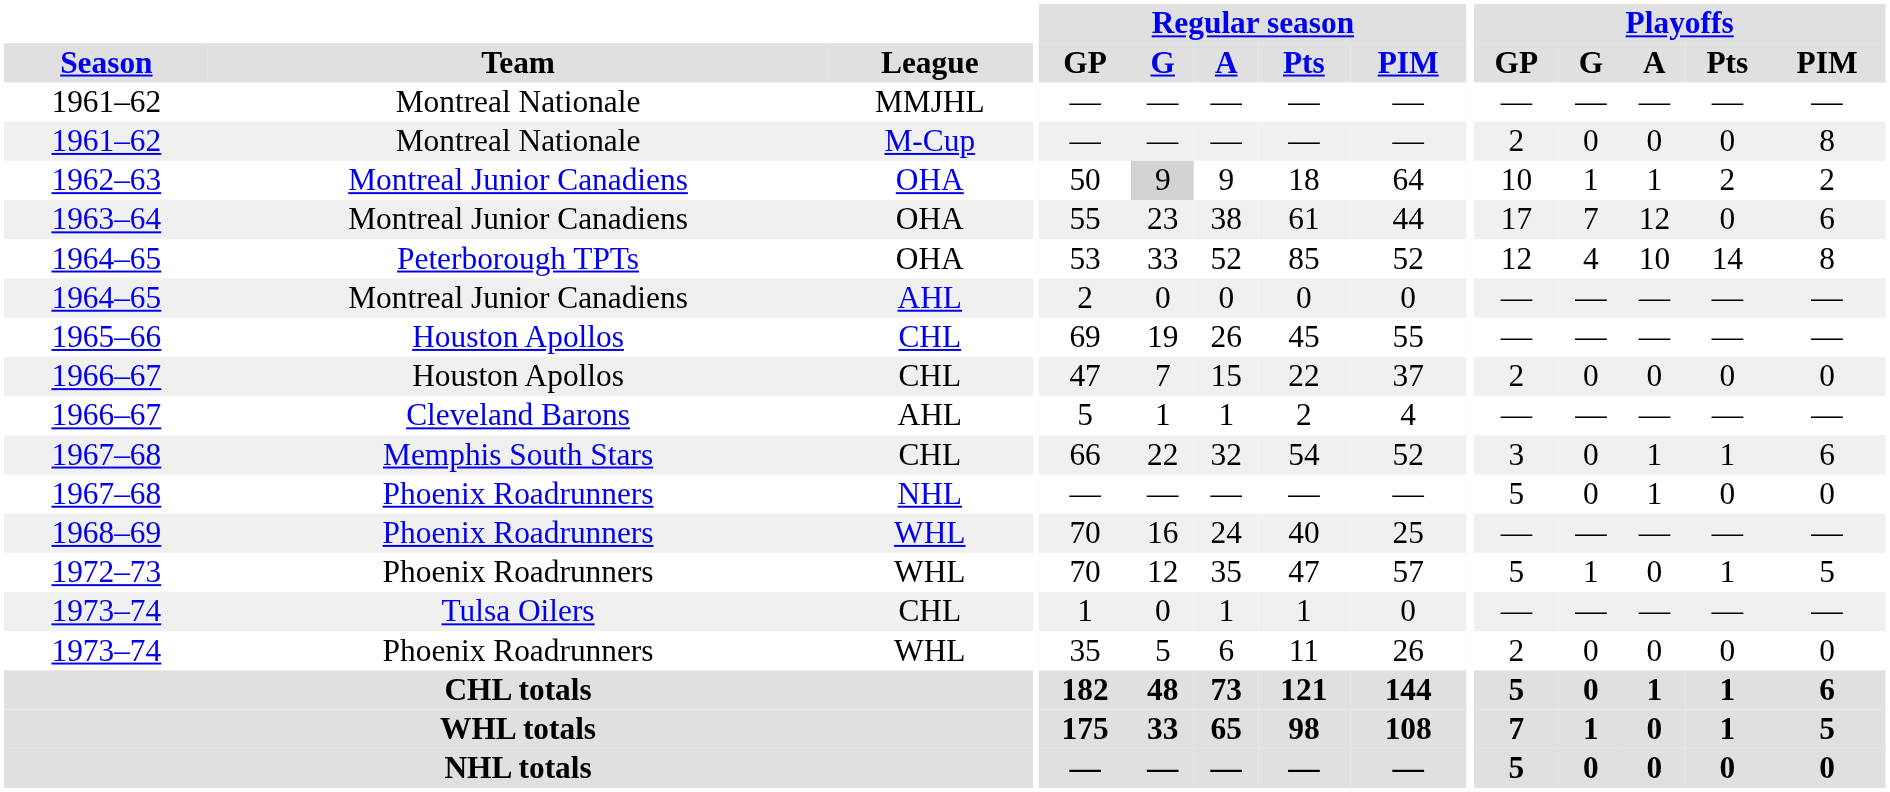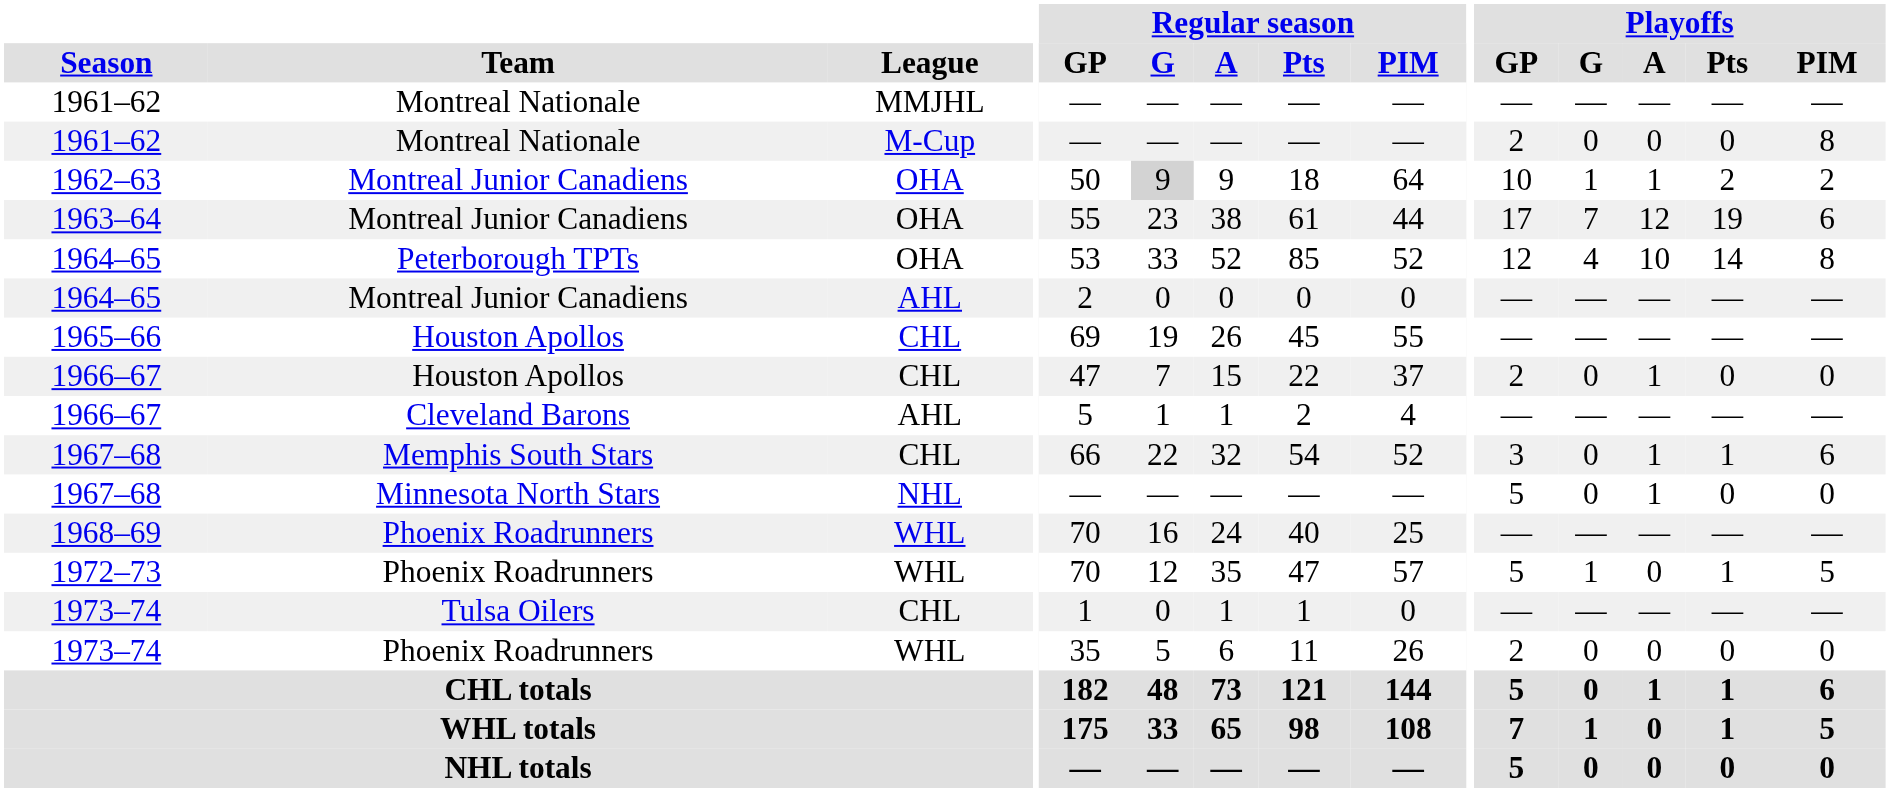(1727, 219) 0 -> (1727, 219) 19
(1654, 375) 0 -> (1654, 375) 1
(518, 493) Phoenix Roadrunners -> (518, 493) Minnesota North Stars
